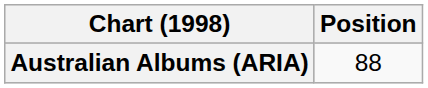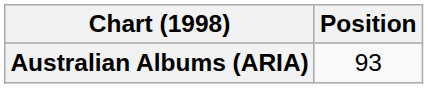(368, 62) 88 -> (368, 62) 93
